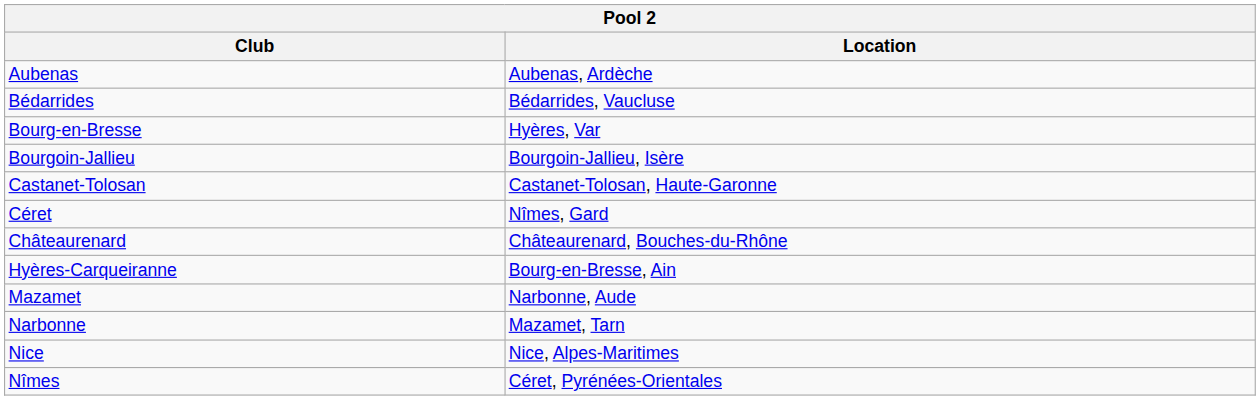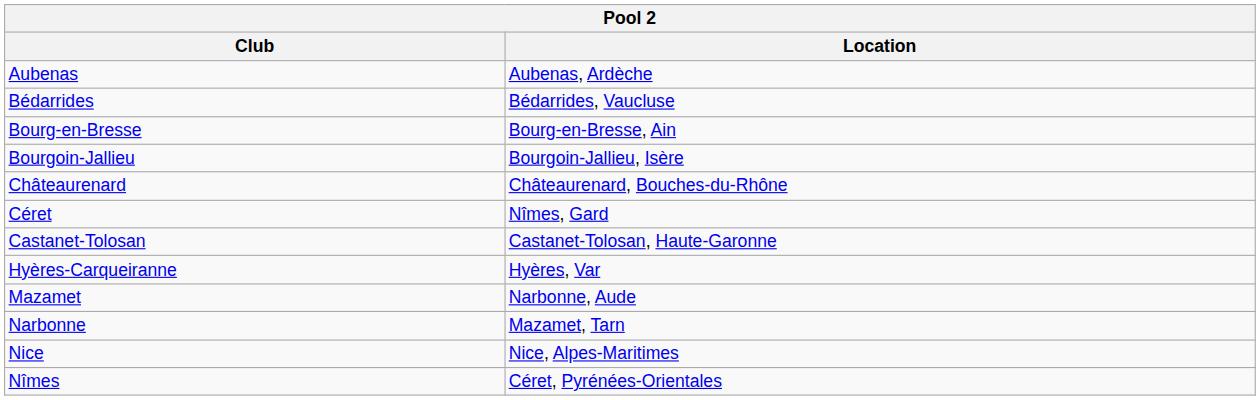(555, 130) Hyères, Var -> (592, 130) Bourg-en-Bresse, Ain
rows swapped: (77, 185) <-> (67, 241)
(592, 269) Bourg-en-Bresse, Ain -> (555, 269) Hyères, Var
